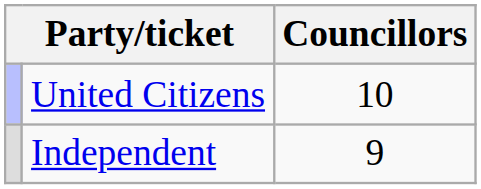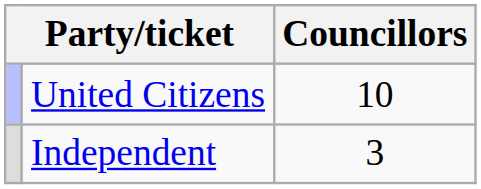(375, 152) 9 -> (375, 152) 3
